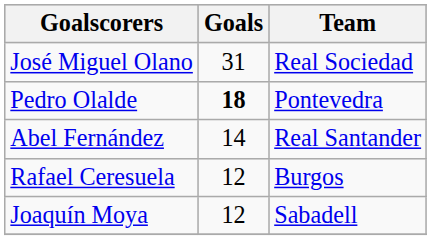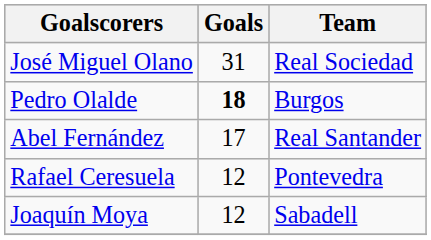(329, 100) Pontevedra -> (309, 100) Burgos
(234, 138) 14 -> (234, 138) 17
(309, 176) Burgos -> (329, 176) Pontevedra
